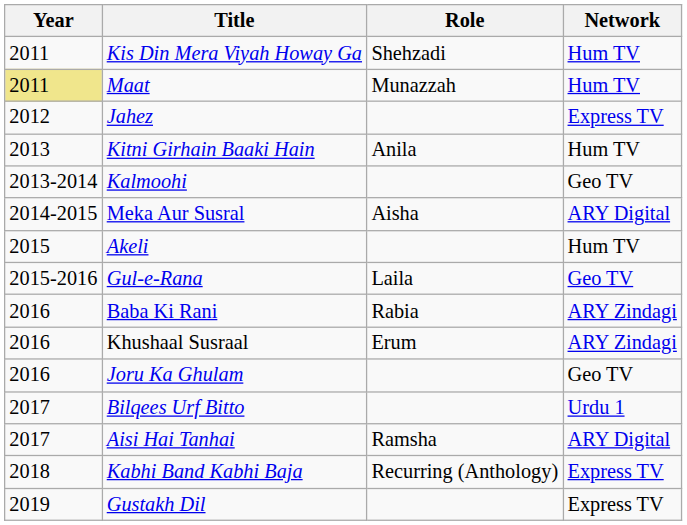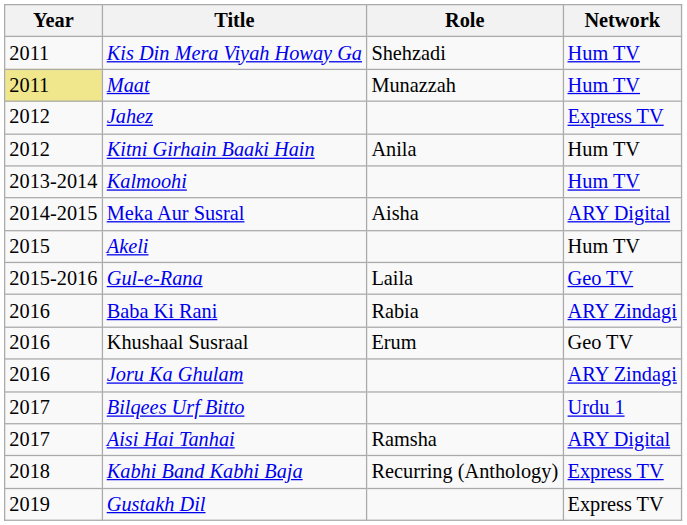(30, 149) 2013 -> (30, 149) 2012
(600, 181) Geo TV -> (604, 181) Hum TV
(622, 342) ARY Zindagi -> (600, 342) Geo TV
(600, 375) Geo TV -> (622, 375) ARY Zindagi
